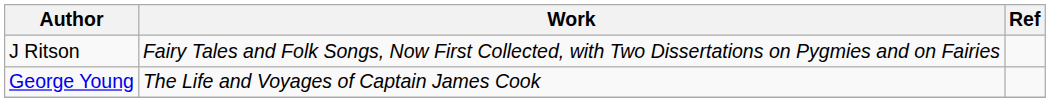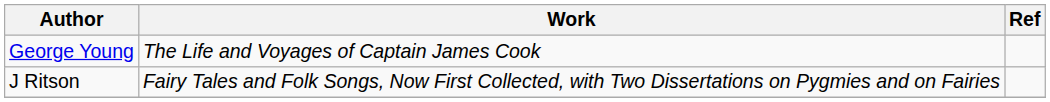rows swapped: (44, 50) <-> (72, 81)
